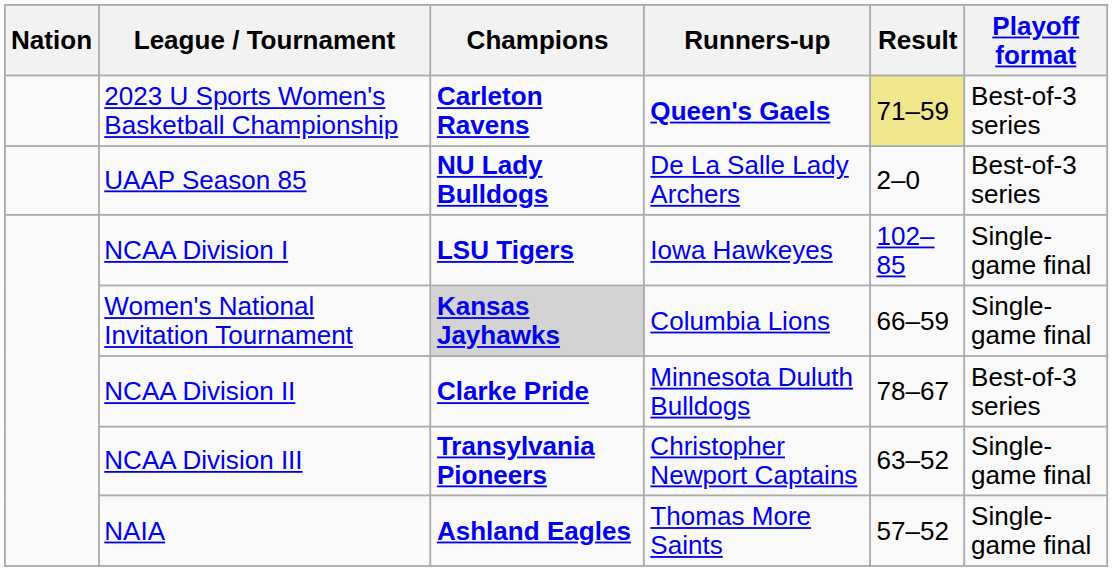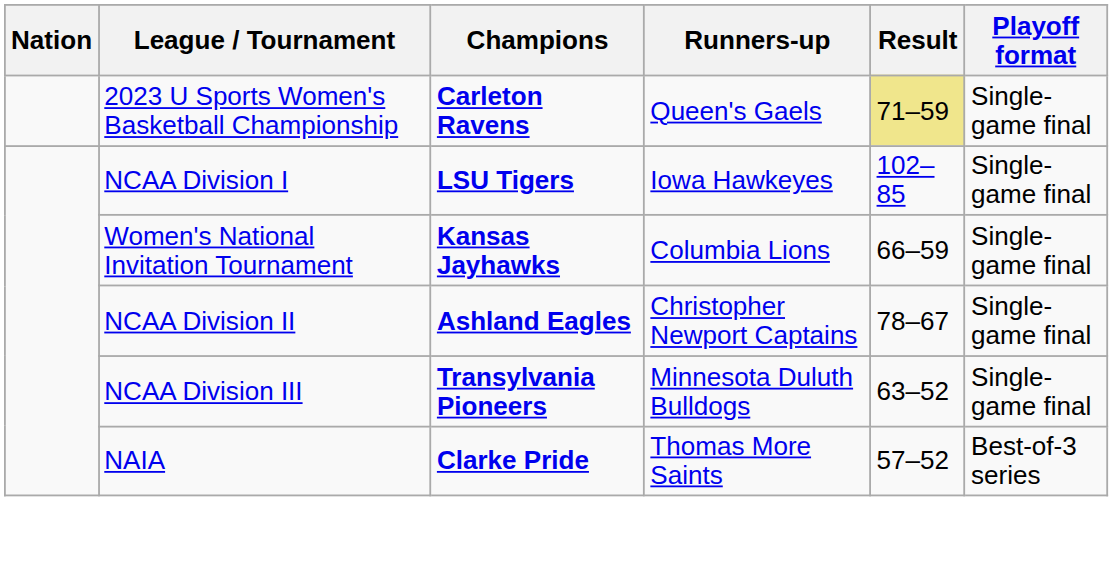(740, 111) bold -> (736, 111) normal
(1024, 111) Best-of-3 series -> (1031, 111) Single-game final
- row: (205, 181)
(498, 321) lightgrey background -> (498, 251) no background
(513, 391) Clarke Pride -> (534, 321) Ashland Eagles
(752, 391) Minnesota Duluth Bulldogs -> (754, 321) Christopher Newport Captains
(1024, 391) Best-of-3 series -> (1031, 321) Single-game final
(754, 461) Christopher Newport Captains -> (752, 391) Minnesota Duluth Bulldogs
(534, 531) Ashland Eagles -> (513, 461) Clarke Pride
(1031, 531) Single-game final -> (1024, 461) Best-of-3 series
